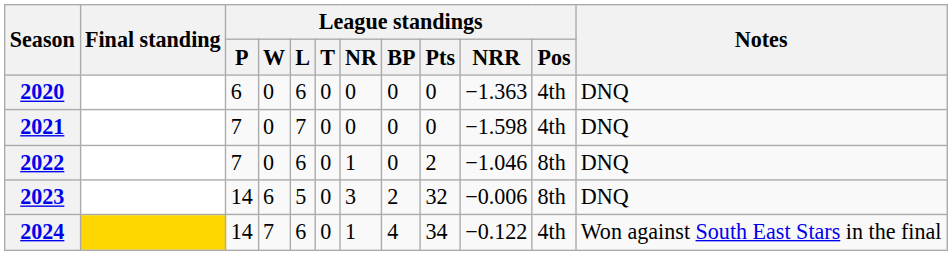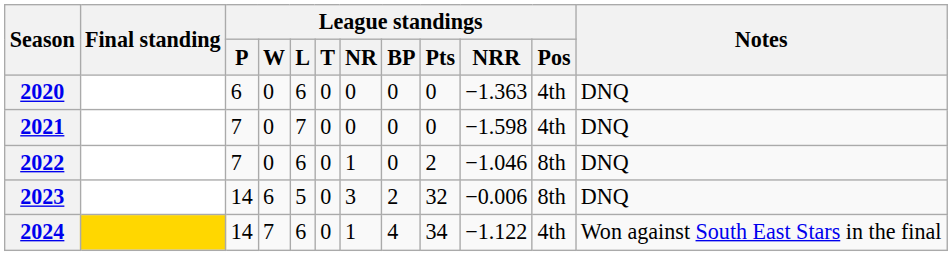(496, 232) −0.122 -> (496, 232) −1.122
